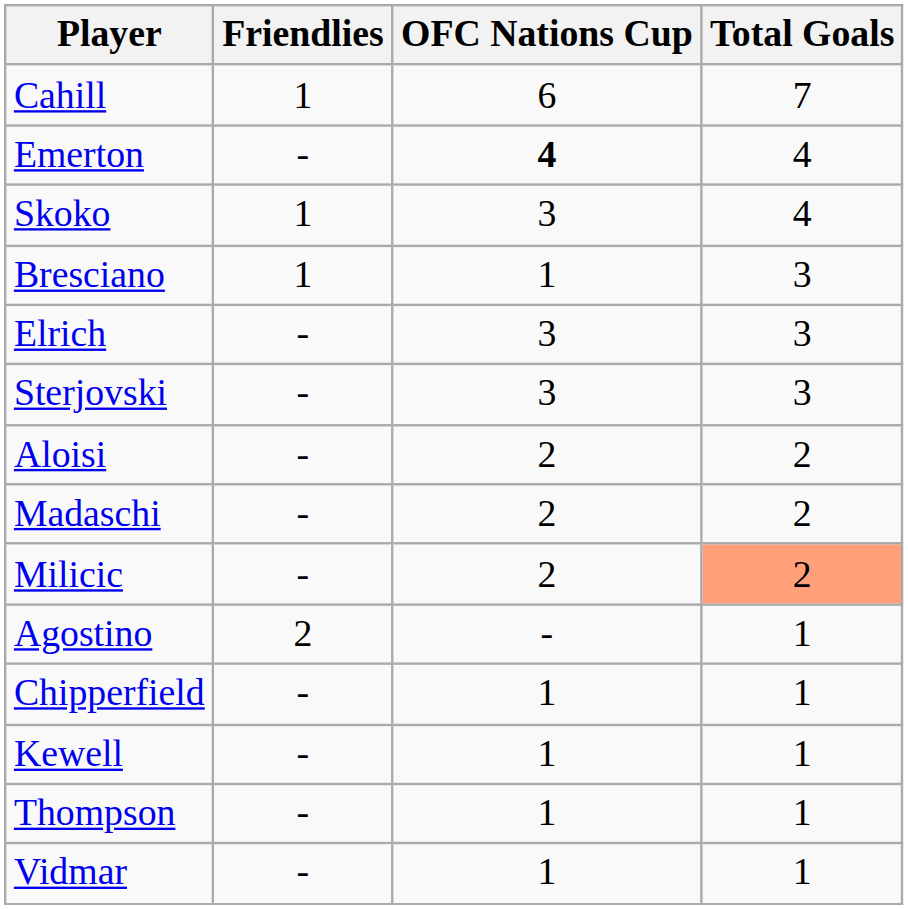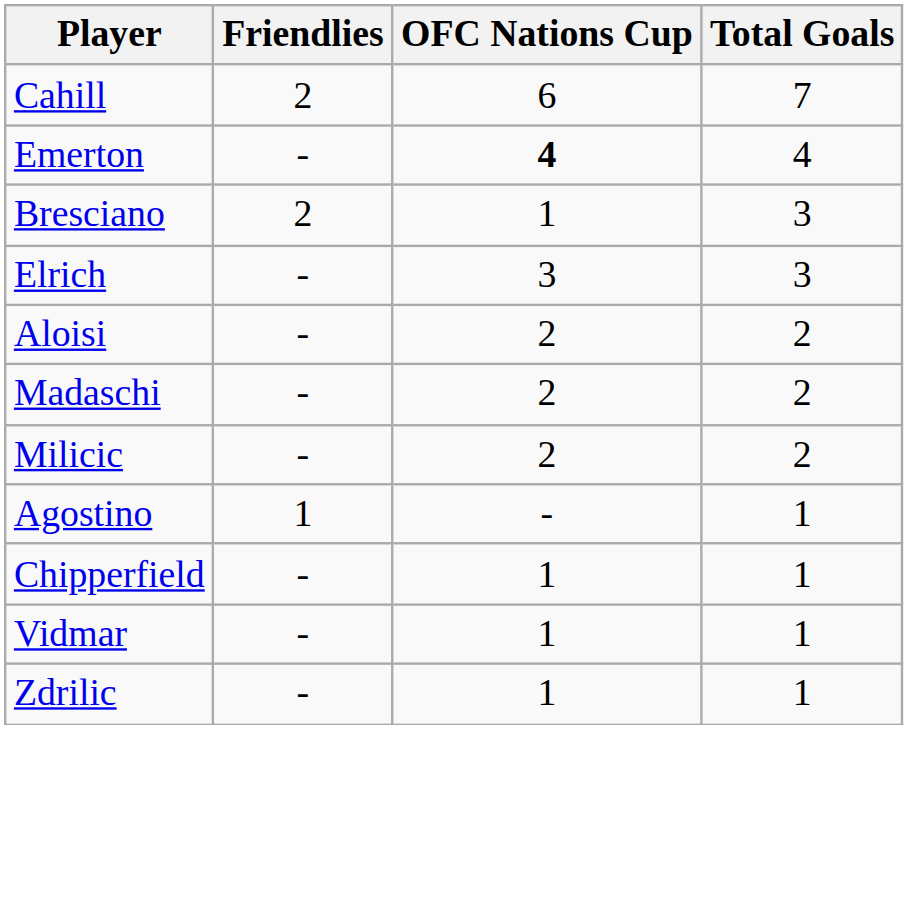(303, 94) 1 -> (303, 94) 2
- row: (62, 214)
(303, 273) 1 -> (303, 214) 2
- row: (90, 393)
(802, 573) lightsalmon background -> (802, 453) no background
(303, 633) 2 -> (303, 513) 1
- row: (68, 753)
- row: (95, 812)
+ row: (65, 693)
